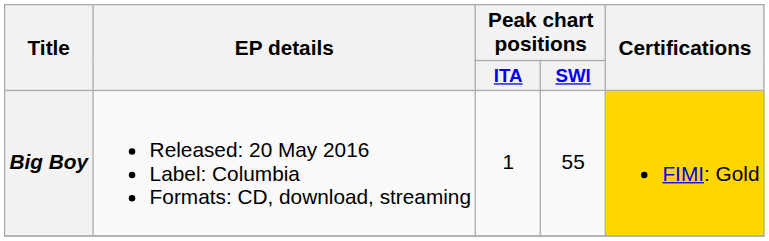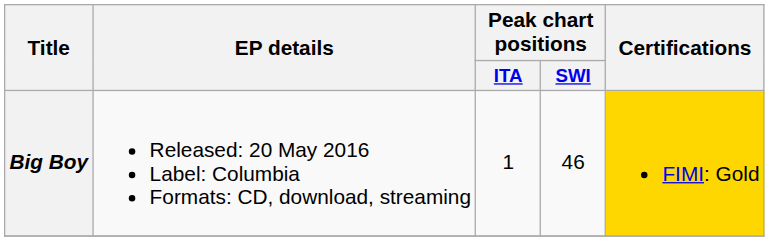(573, 162) 55 -> (573, 162) 46
